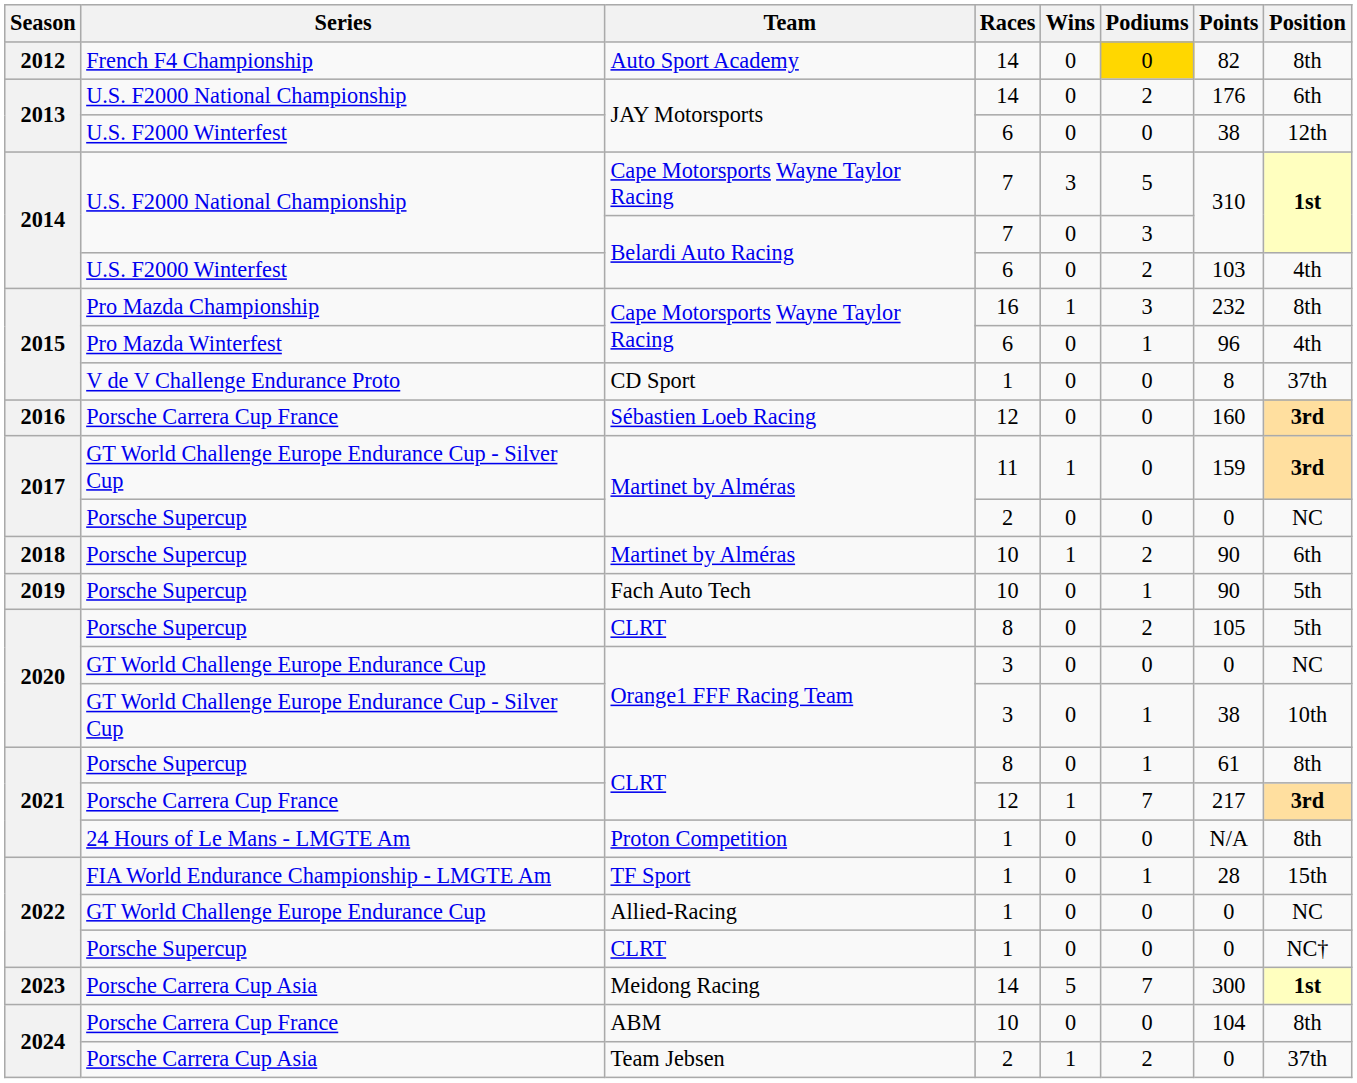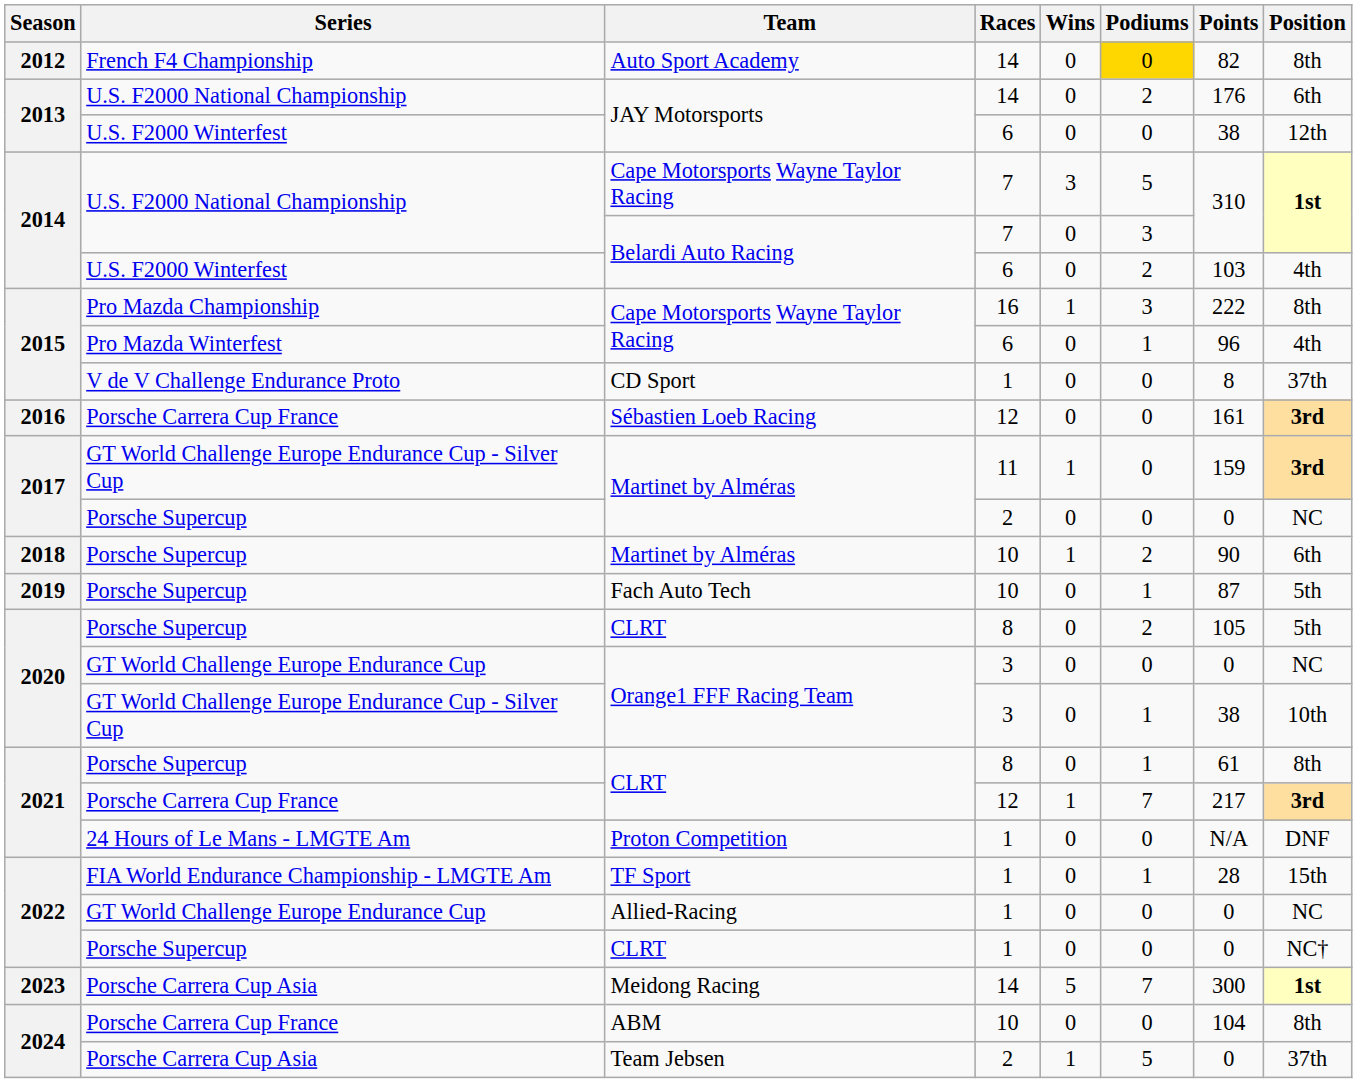(1229, 307) 232 -> (1229, 307) 222
(1229, 417) 160 -> (1229, 417) 161
(1229, 591) 90 -> (1229, 591) 87
(1307, 838) 8th -> (1307, 838) DNF
(1147, 1059) 2 -> (1147, 1059) 5
